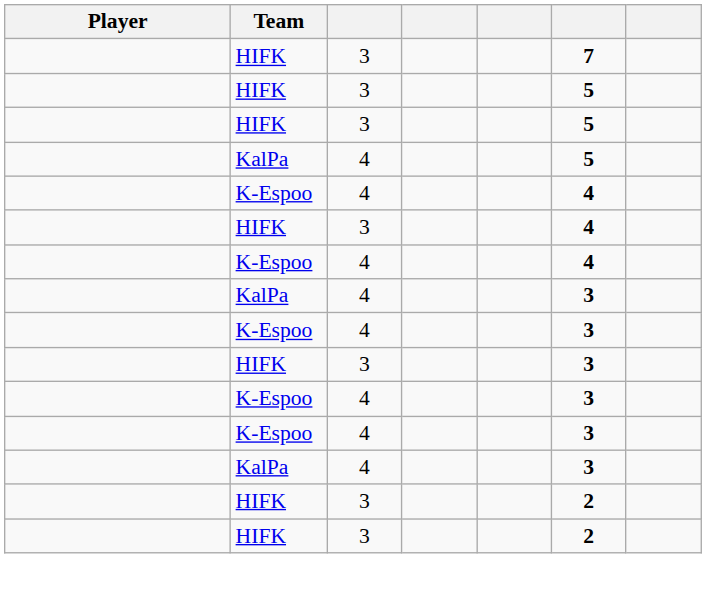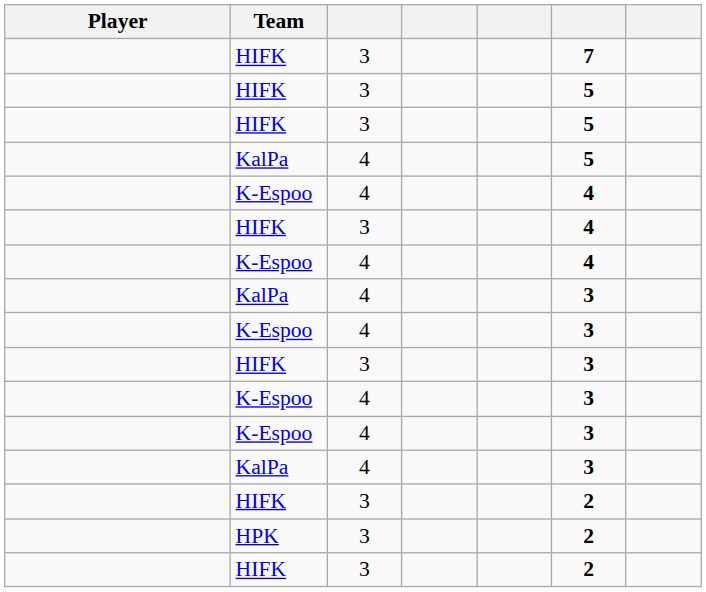+ row: (257, 535)
